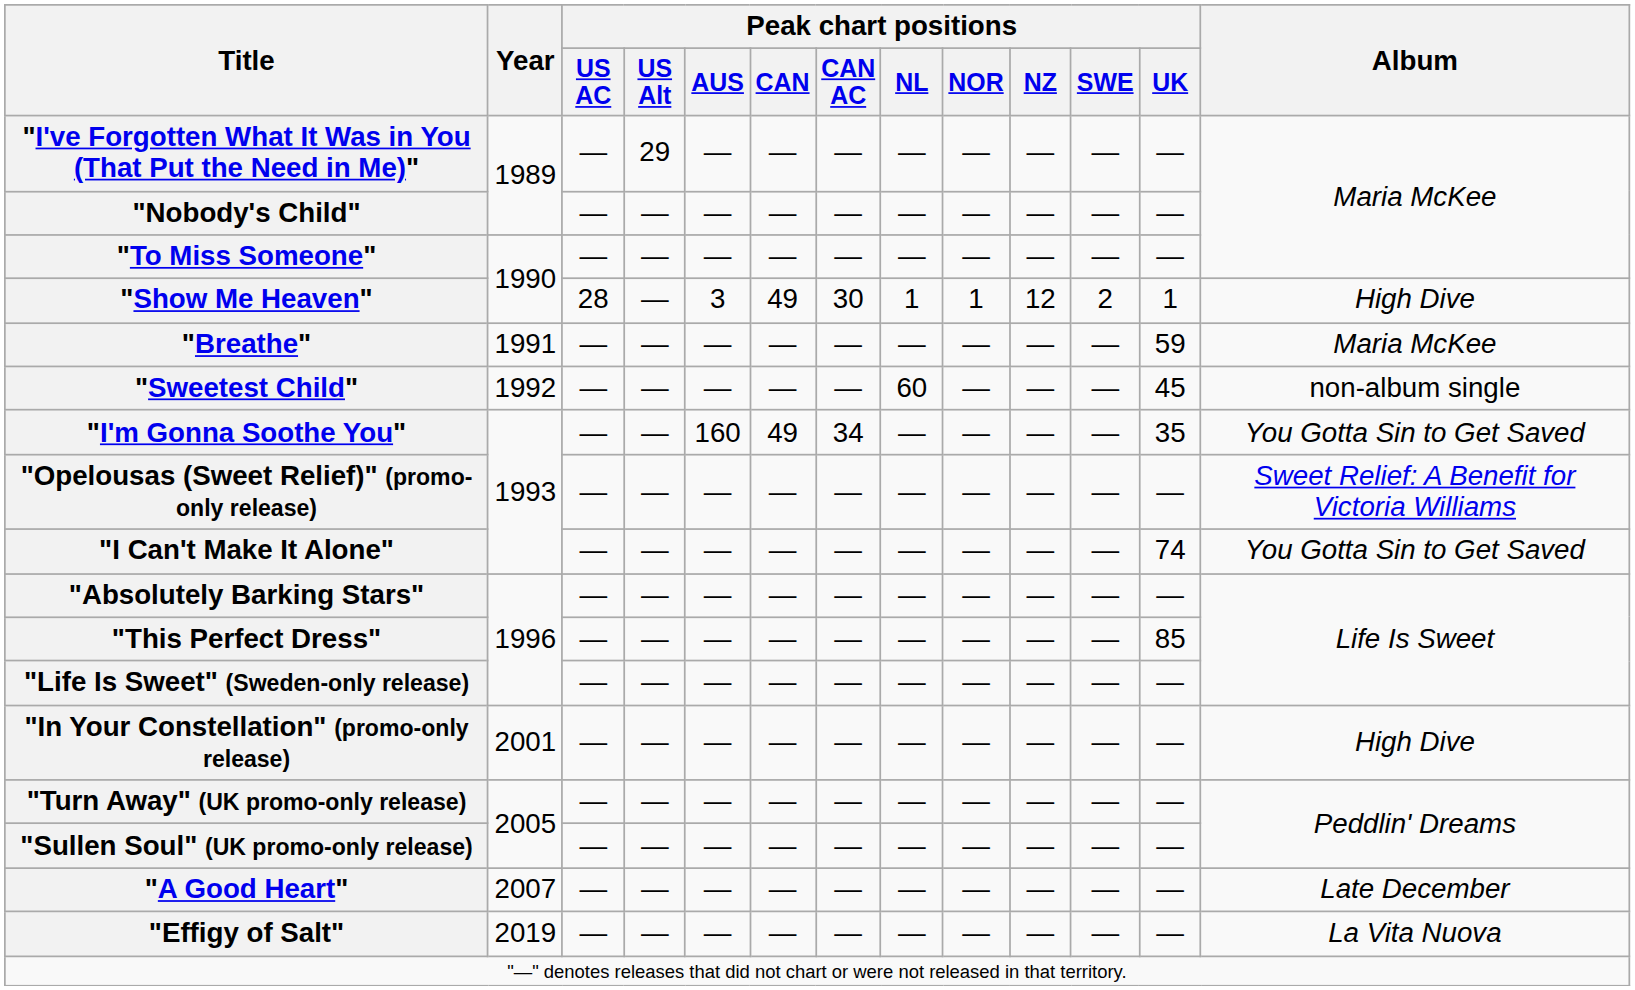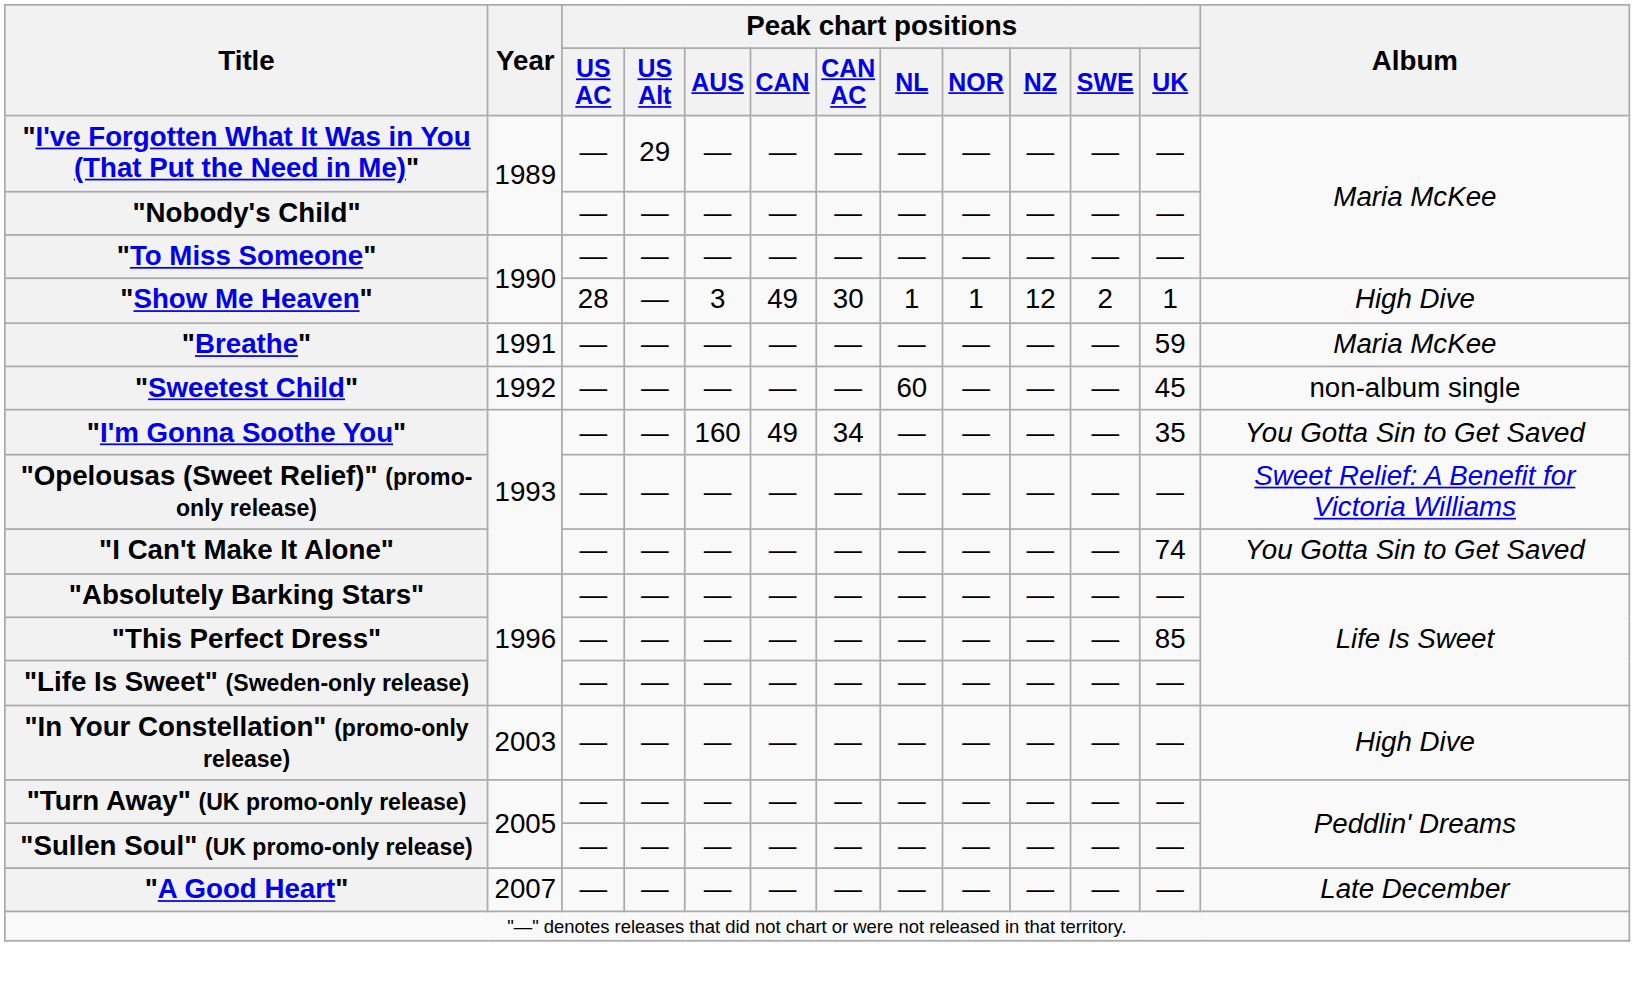(525, 742) 2001 -> (525, 742) 2003
- row: (247, 933)
